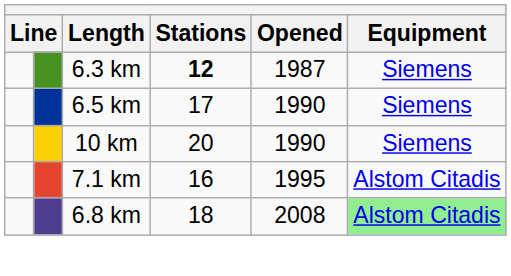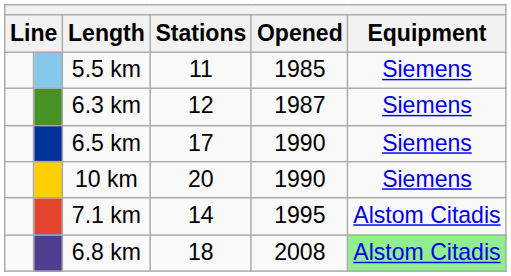+ row: (106, 69)
(201, 69) bold -> (201, 106) normal
(201, 179) 16 -> (201, 216) 14
